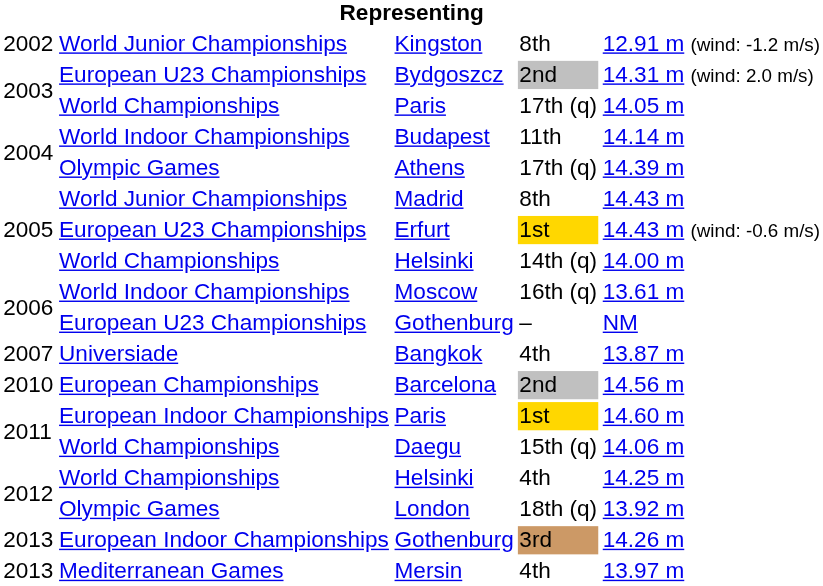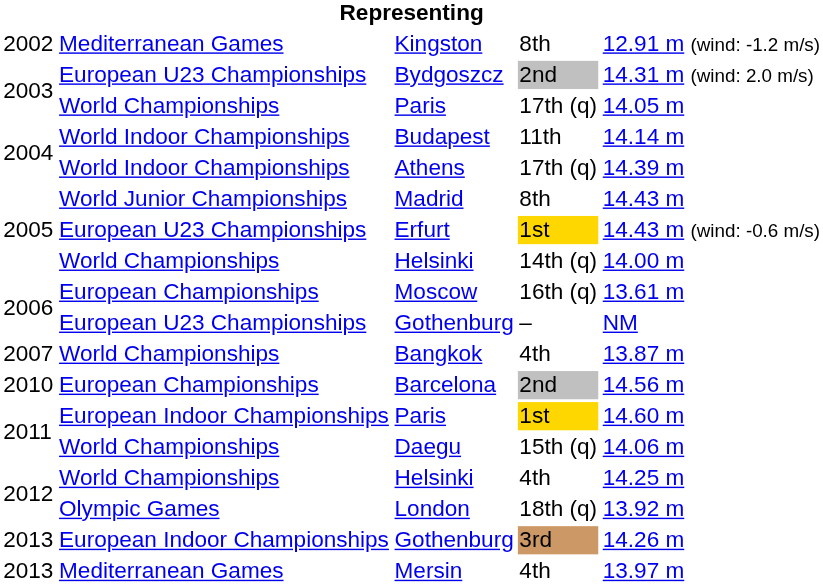(203, 43) World Junior Championships -> (171, 43) Mediterranean Games
(139, 167) Olympic Games -> (204, 167) World Indoor Championships
(204, 291) World Indoor Championships -> (189, 291) European Championships
(119, 353) Universiade -> (169, 353) World Championships
